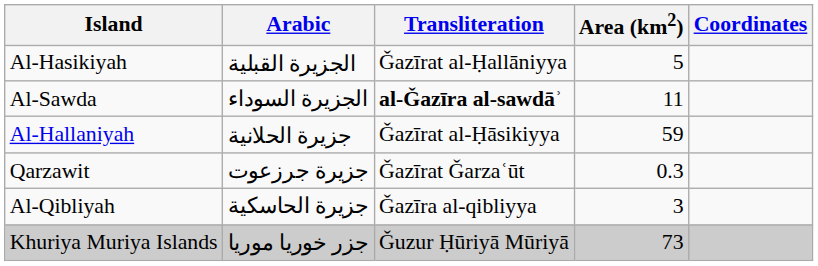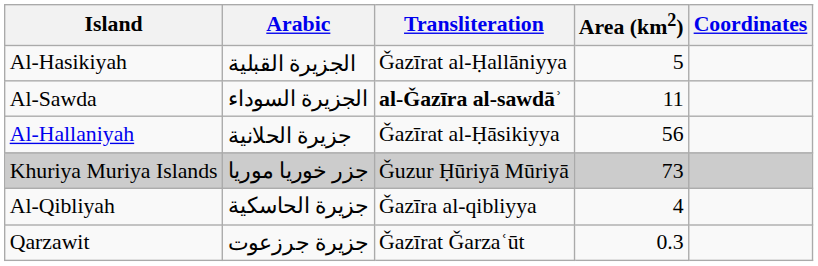(673, 134) 59 -> (673, 134) 56
rows swapped: (50, 170) <-> (114, 242)
(678, 206) 3 -> (678, 206) 4
